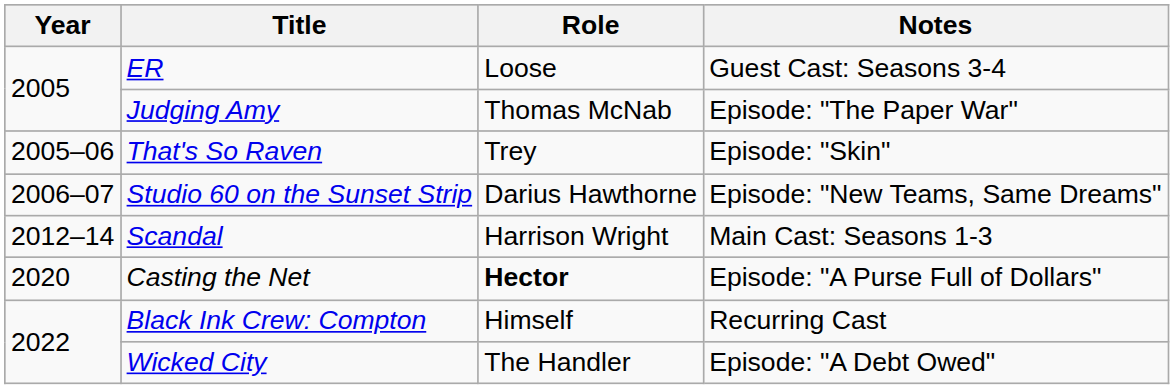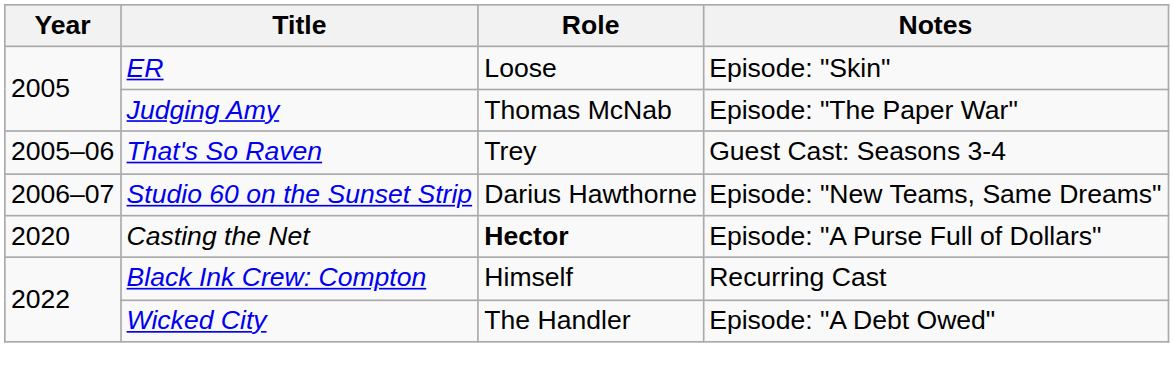(858, 67) Guest Cast: Seasons 3-4 -> (800, 67) Episode: "Skin"
(800, 151) Episode: "Skin" -> (858, 151) Guest Cast: Seasons 3-4
- row: (175, 236)
